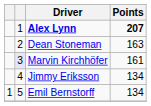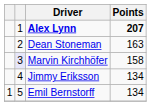(135, 60) 161 -> (135, 60) 158
